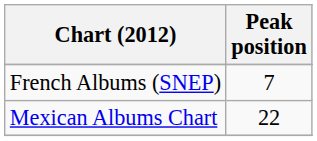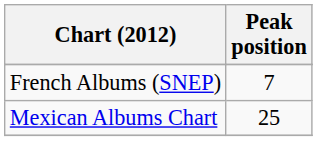(269, 117) 22 -> (269, 117) 25
